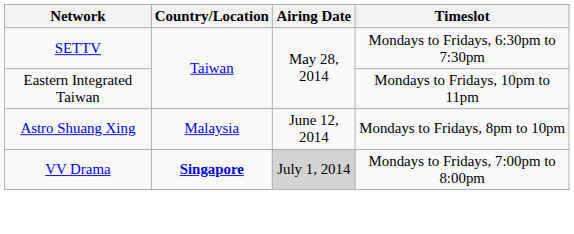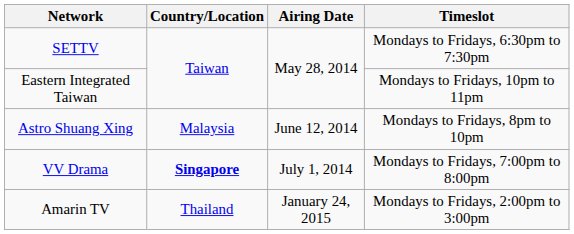(314, 169) lightgrey background -> (316, 169) no background
+ row: (76, 209)
